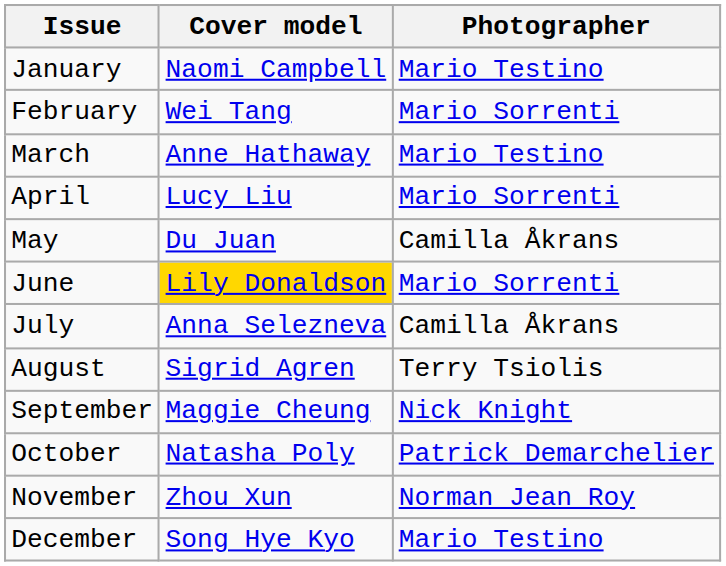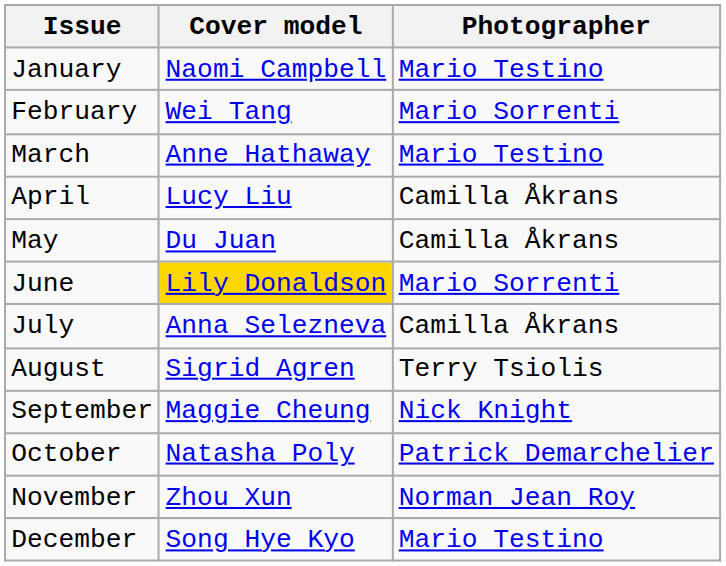(509, 198) Mario Sorrenti -> (509, 198) Camilla Åkrans
